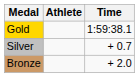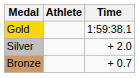(120, 47) + 0.7 -> (120, 47) + 2.0
(120, 64) + 2.0 -> (120, 64) + 0.7
